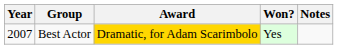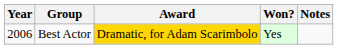(20, 34) 2007 -> (20, 34) 2006
